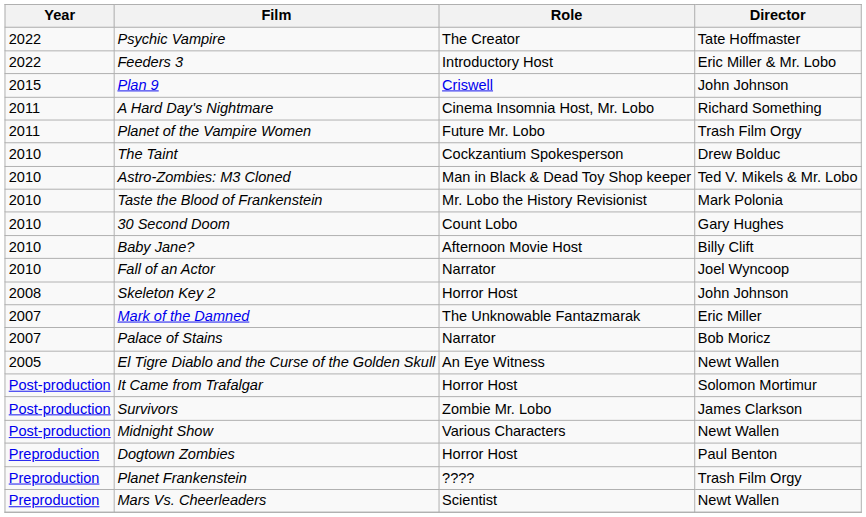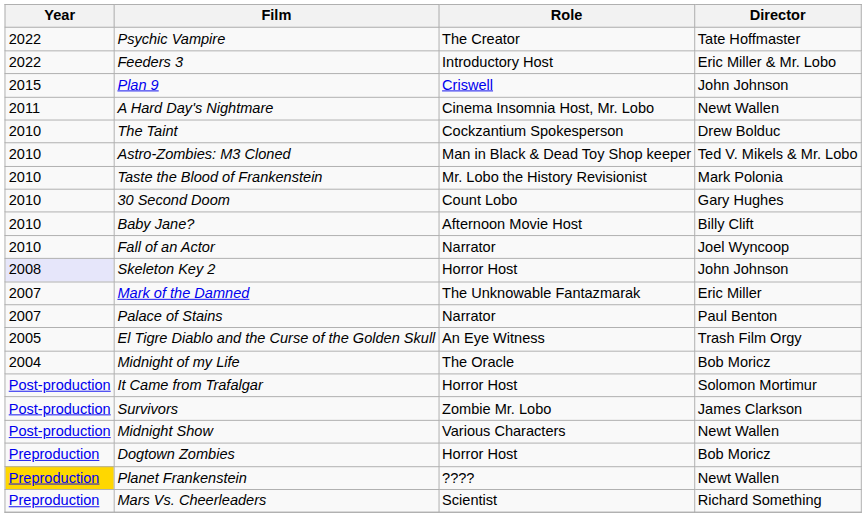(760, 108) Richard Something -> (738, 108) Newt Wallen
- row: (214, 131)
(25, 293) no background -> (25, 270) lavender background
(734, 339) Bob Moricz -> (737, 316) Paul Benton
(738, 362) Newt Wallen -> (750, 339) Trash Film Orgy
+ row: (179, 362)
(737, 454) Paul Benton -> (734, 454) Bob Moricz
(54, 477) no background -> (54, 477) gold background
(750, 477) Trash Film Orgy -> (738, 477) Newt Wallen
(738, 500) Newt Wallen -> (760, 500) Richard Something
